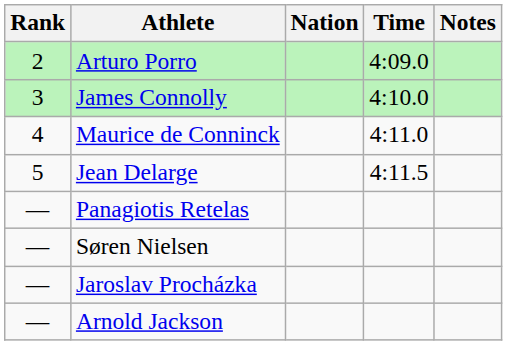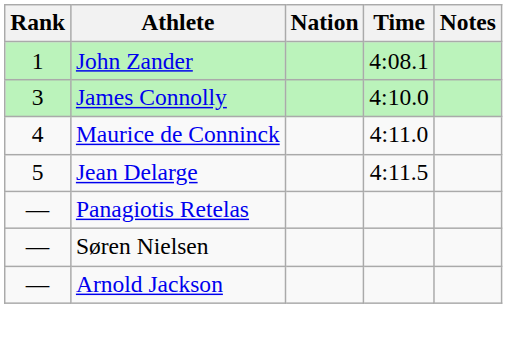+ row: (134, 60)
- row: (136, 60)
- row: (166, 284)
